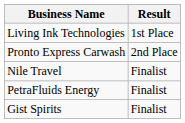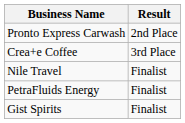- row: (66, 33)
+ row: (42, 52)
